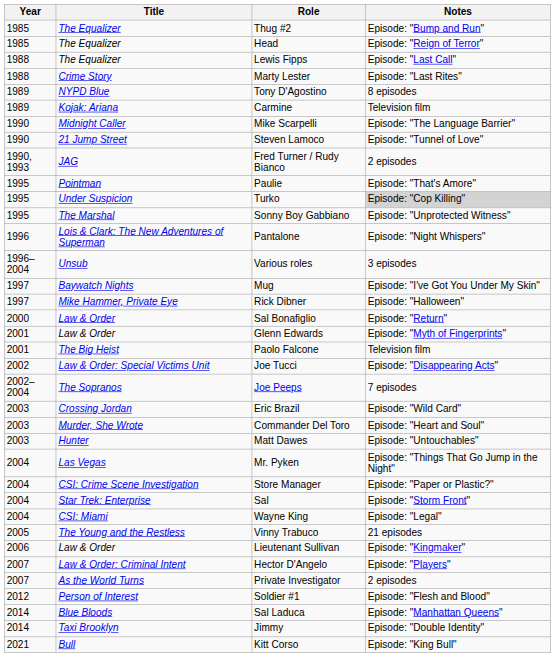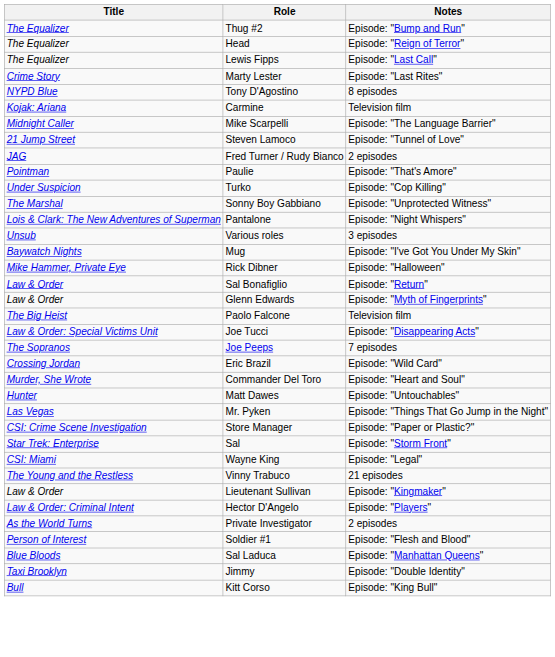- column: (30, 12)
(416, 199) lightgrey background -> (397, 188) no background
